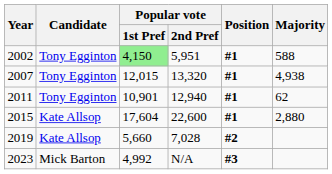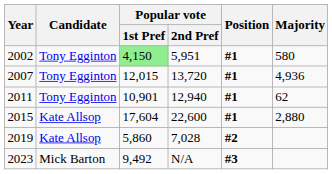(285, 55) 588 -> (285, 55) 580
(189, 76) 13,320 -> (189, 76) 13,720
(290, 76) 4,938 -> (290, 76) 4,936
(137, 138) 5,660 -> (137, 138) 5,860
(137, 158) 4,992 -> (137, 158) 9,492
